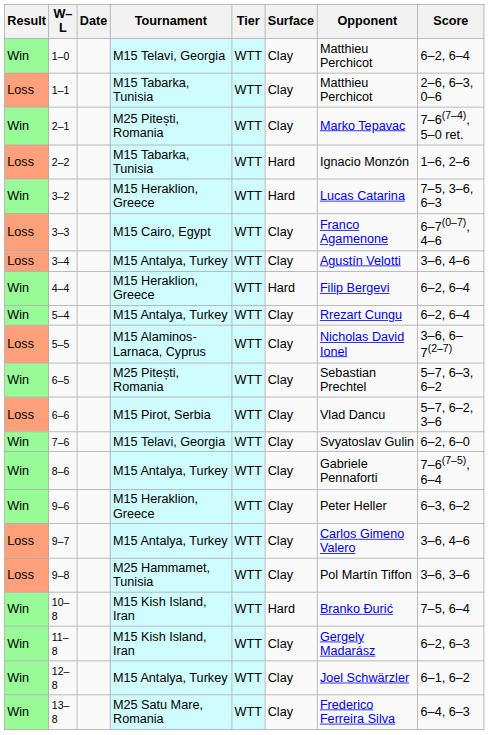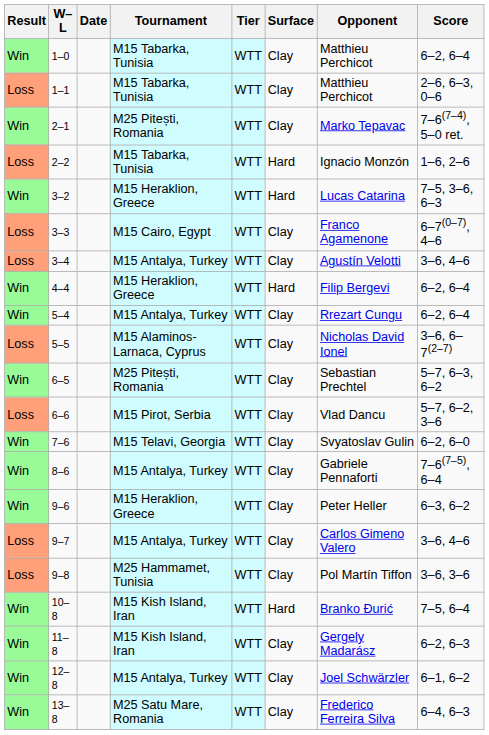(169, 55) M15 Telavi, Georgia -> (151, 55) M15 Tabarka, Tunisia
